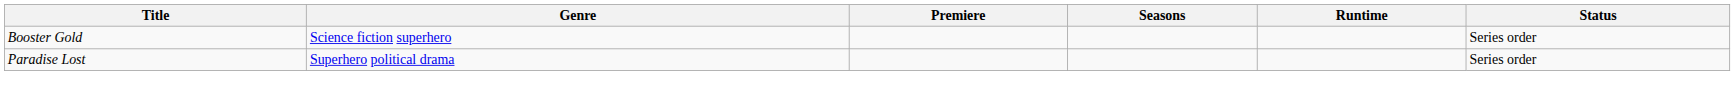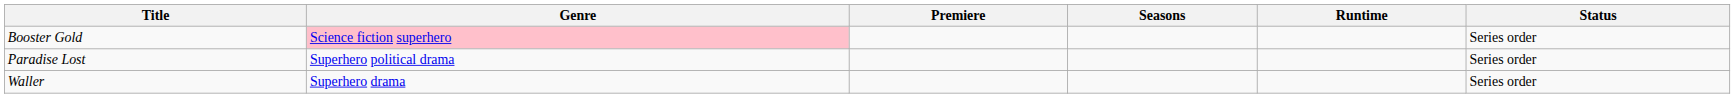(381, 37) no background -> (381, 37) pink background
+ row: (26, 81)
